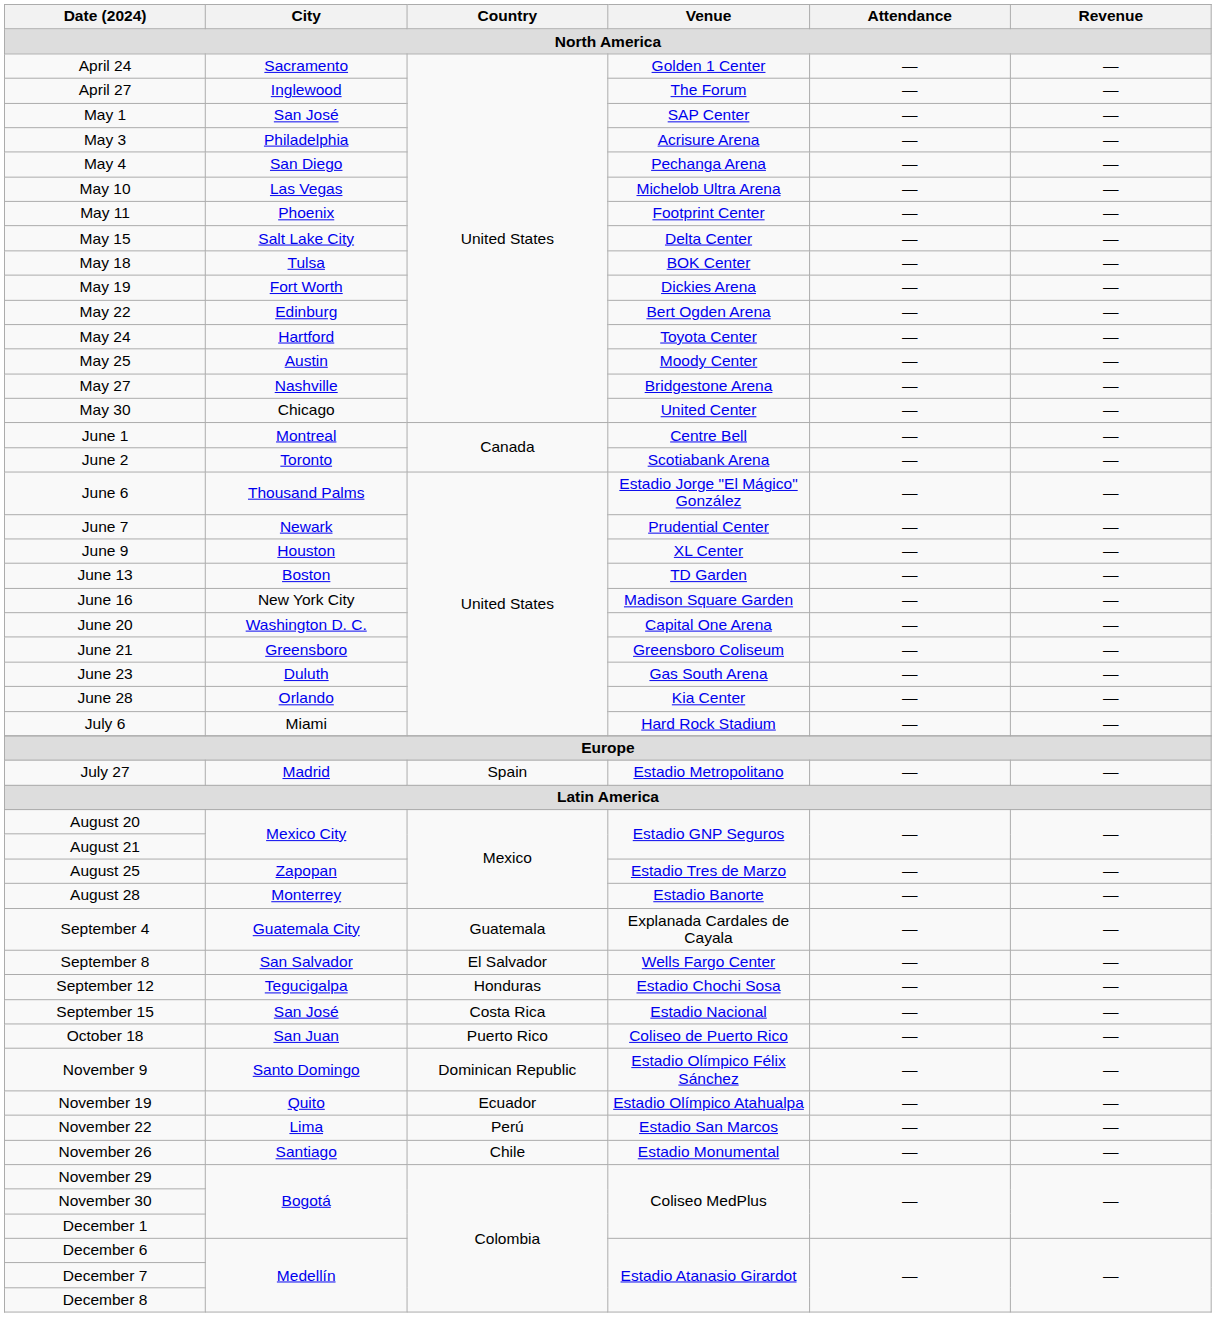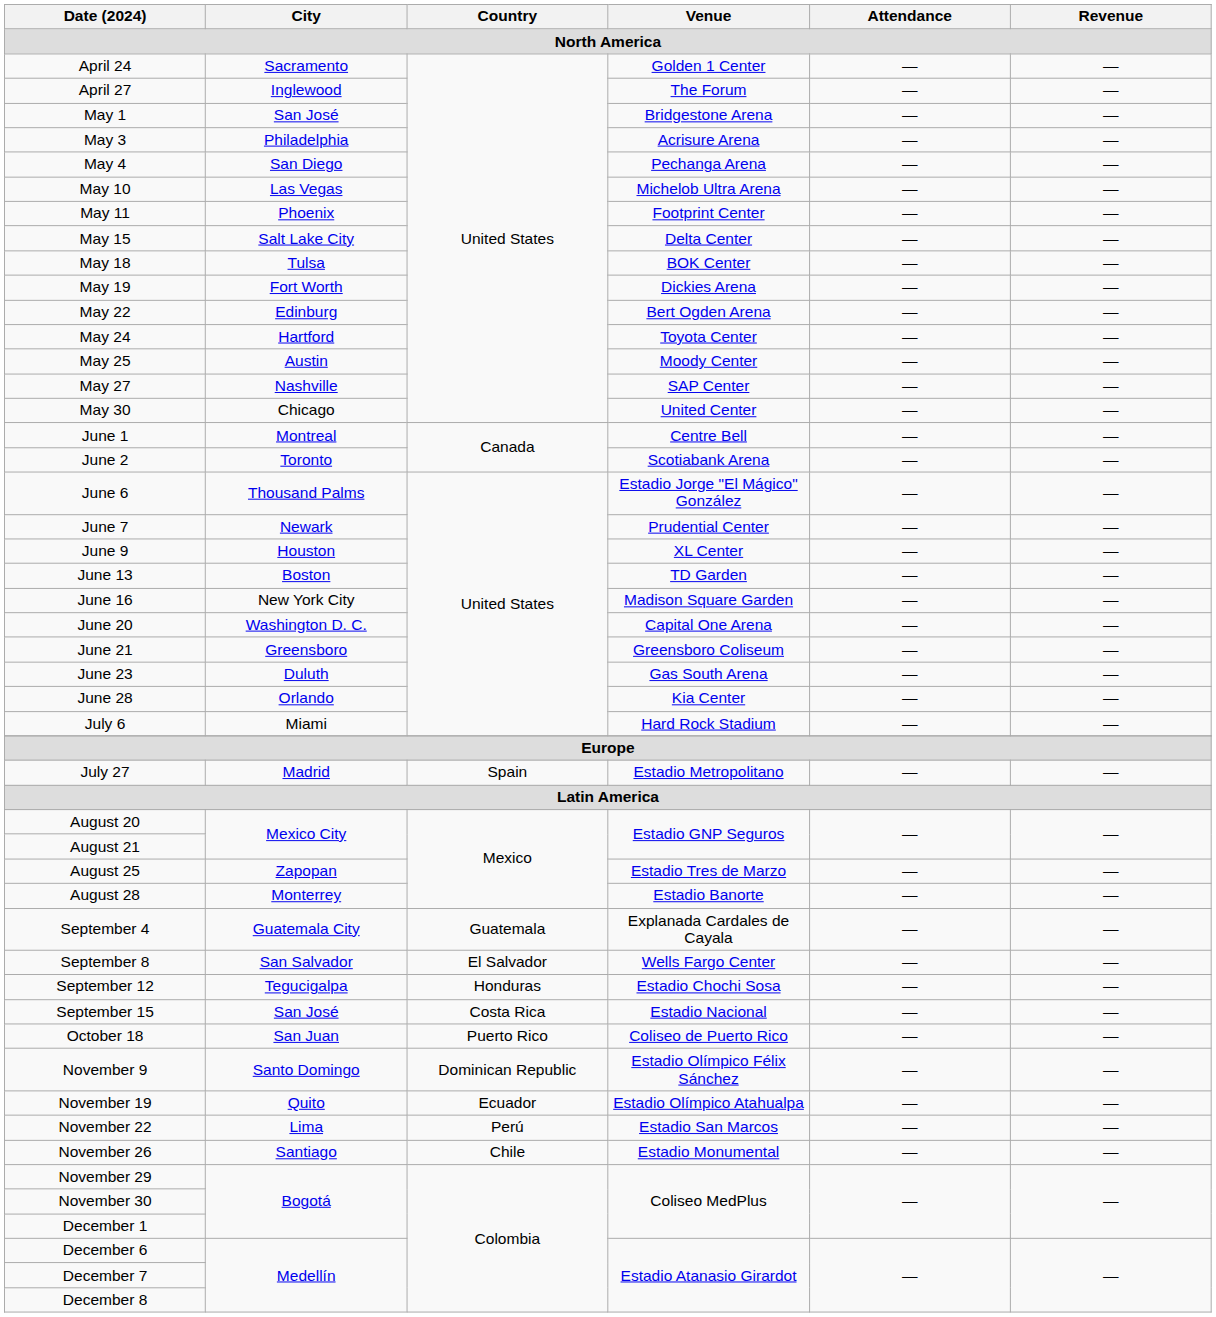(709, 115) SAP Center -> (709, 115) Bridgestone Arena
(709, 386) Bridgestone Arena -> (709, 386) SAP Center
